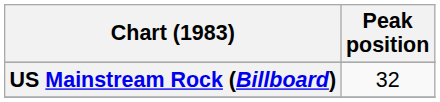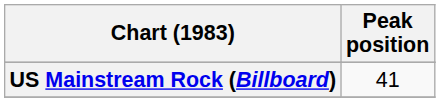(388, 79) 32 -> (388, 79) 41
